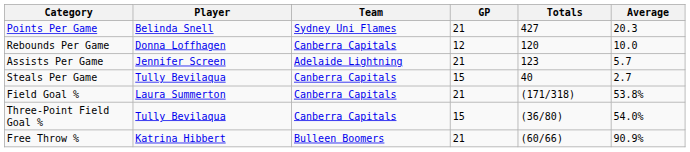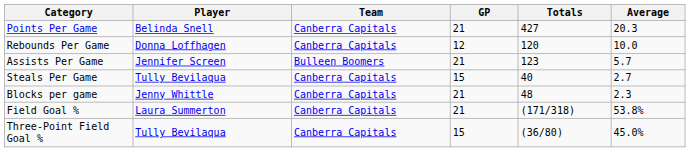(345, 29) Sydney Uni Flames -> (345, 29) Canberra Capitals
(348, 61) Adelaide Lightning -> (339, 61) Bulleen Boomers
+ row: (52, 94)
(629, 116) 54.0% -> (629, 133) 45.0%
- row: (43, 138)
